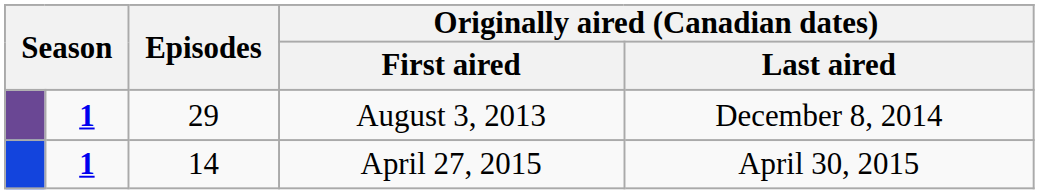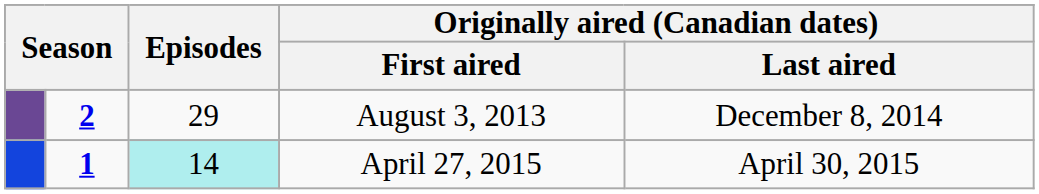(87, 114) 1 -> (87, 114) 2
(203, 163) no background -> (203, 163) paleturquoise background
